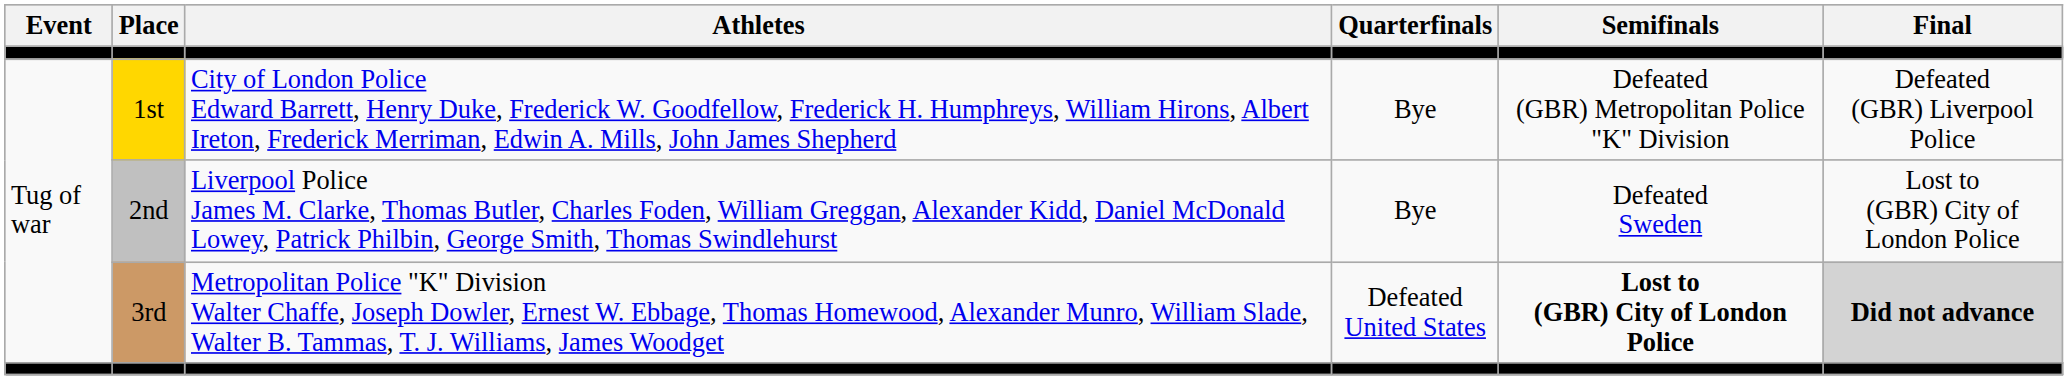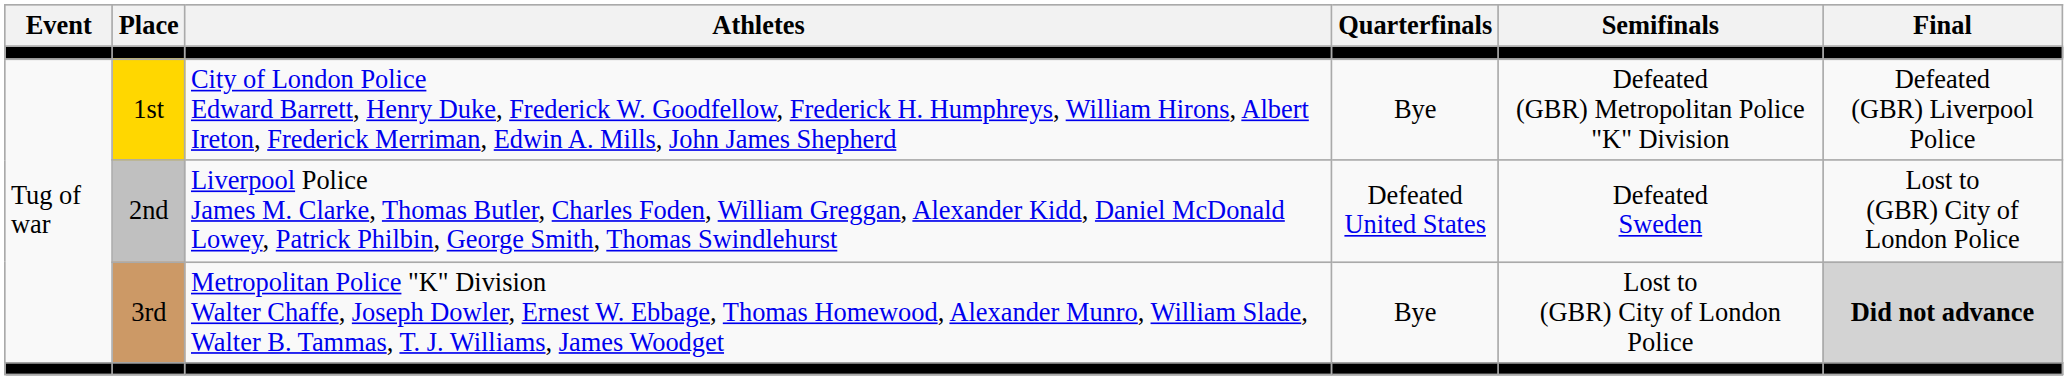(1415, 210) Bye -> (1415, 210) Defeated United States
(1415, 311) Defeated United States -> (1415, 311) Bye
(1660, 311) bold -> (1660, 311) normal
